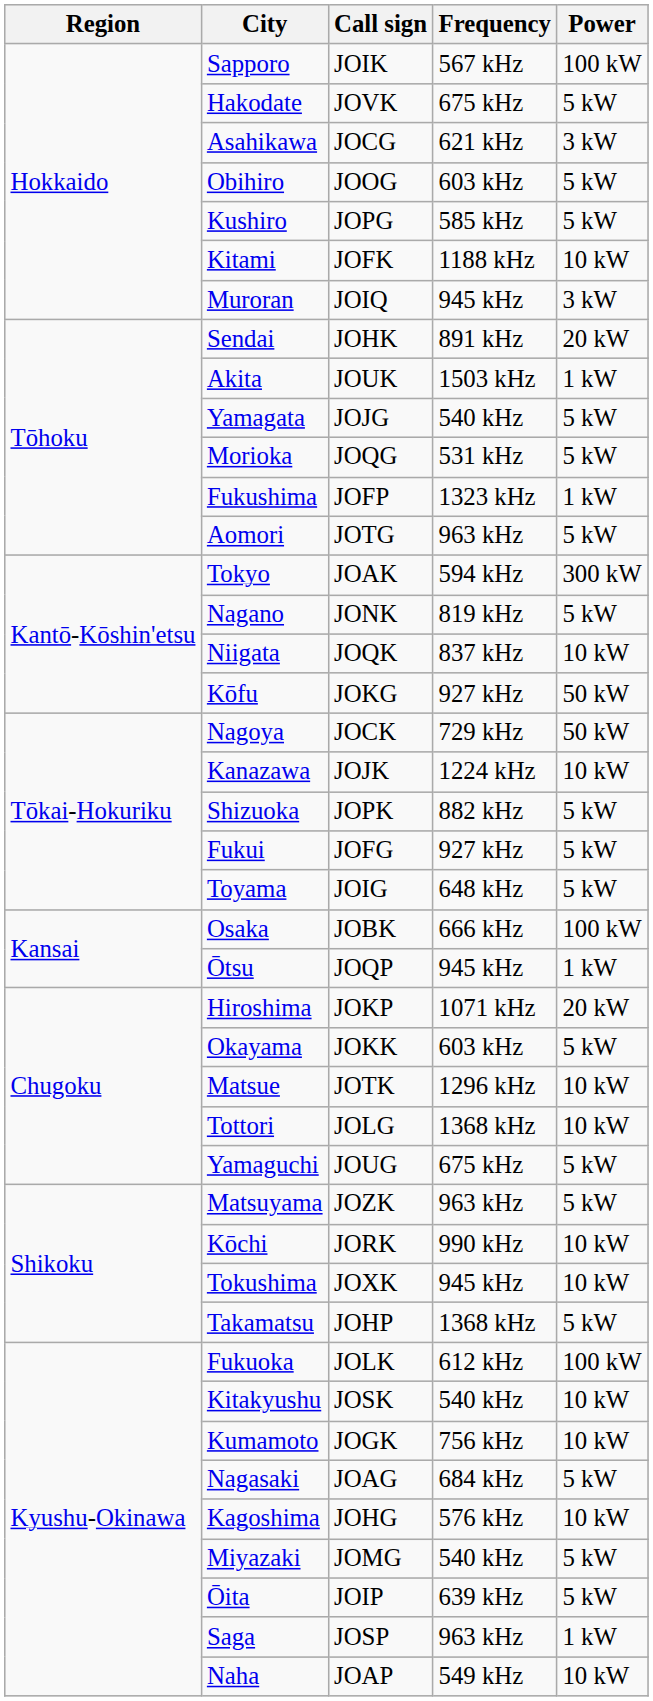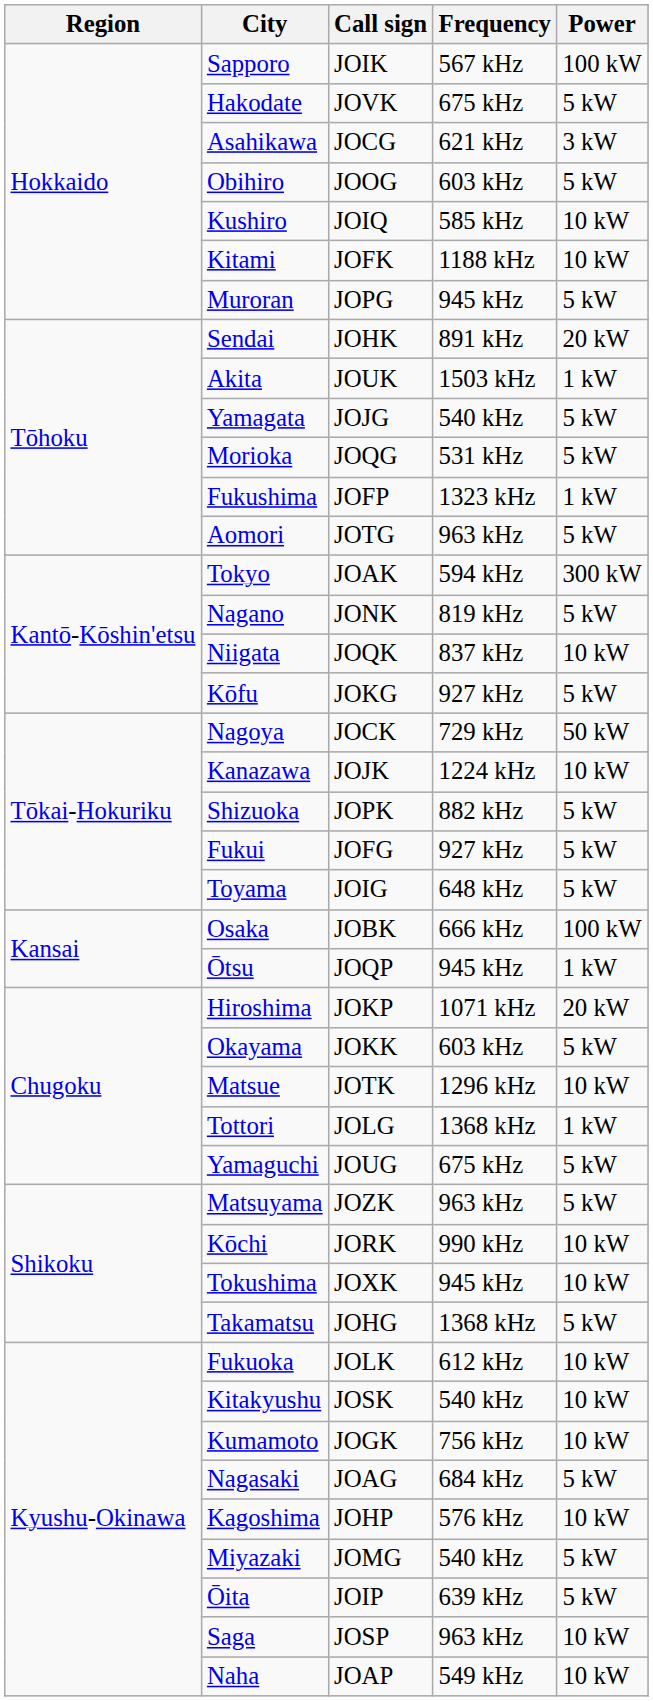(364, 220) JOPG -> (361, 220) JOIQ
(590, 220) 5 kW -> (596, 220) 10 kW
(361, 299) JOIQ -> (364, 299) JOPG
(590, 299) 3 kW -> (590, 299) 5 kW
(596, 692) 50 kW -> (590, 692) 5 kW
(596, 1125) 10 kW -> (590, 1125) 1 kW
(364, 1322) JOHP -> (366, 1322) JOHG
(602, 1361) 100 kW -> (596, 1361) 10 kW
(366, 1518) JOHG -> (364, 1518) JOHP
(590, 1636) 1 kW -> (596, 1636) 10 kW
